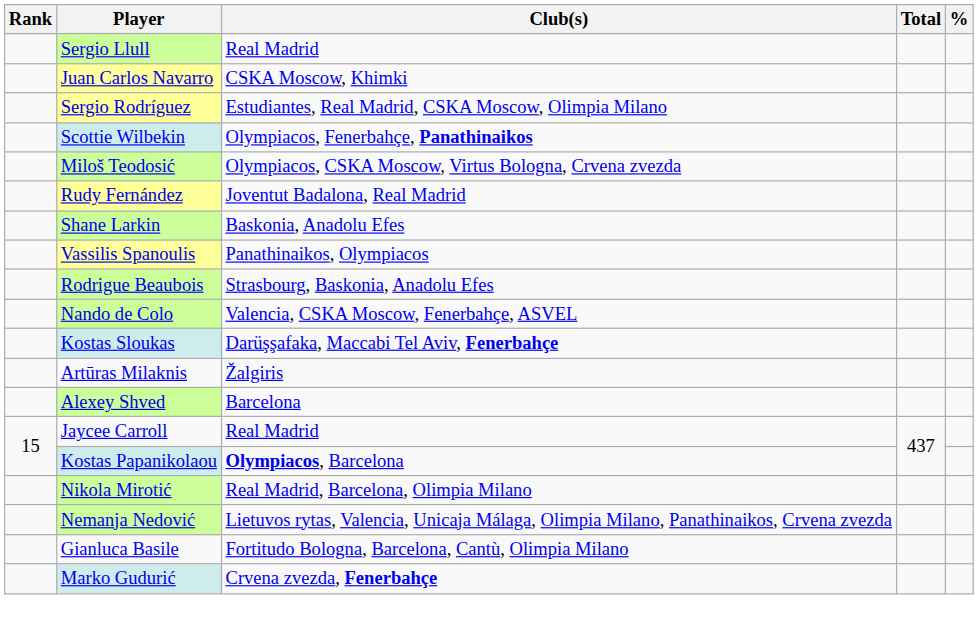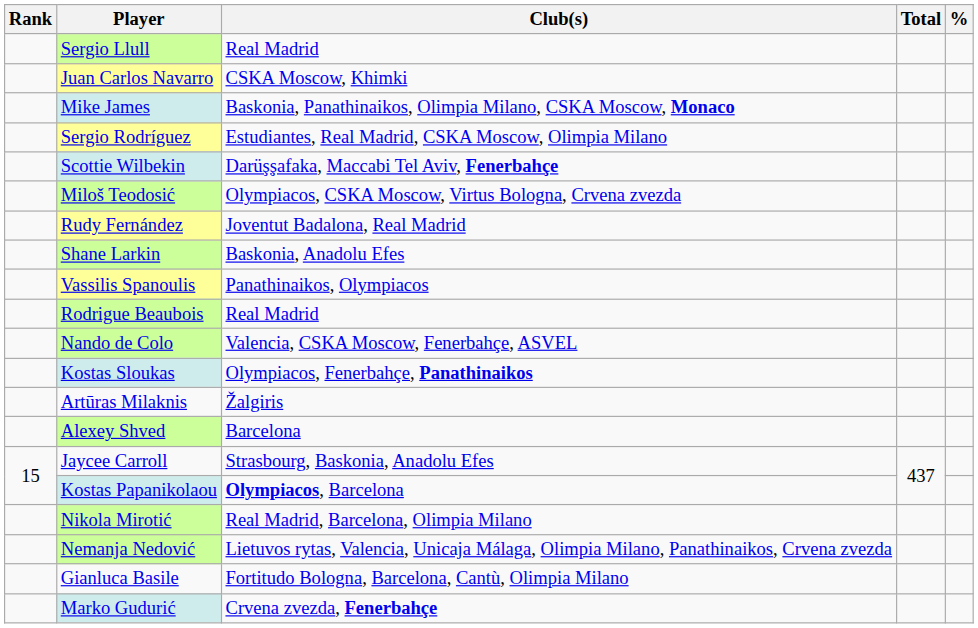+ row: (105, 107)
(379, 136) Olympiacos, Fenerbahçe, Panathinaikos -> (392, 166) Darüşşafaka, Maccabi Tel Aviv, Fenerbahçe
(360, 284) Strasbourg, Baskonia, Anadolu Efes -> (272, 313) Real Madrid
(392, 343) Darüşşafaka, Maccabi Tel Aviv, Fenerbahçe -> (379, 372) Olympiacos, Fenerbahçe, Panathinaikos
(272, 431) Real Madrid -> (360, 460) Strasbourg, Baskonia, Anadolu Efes
